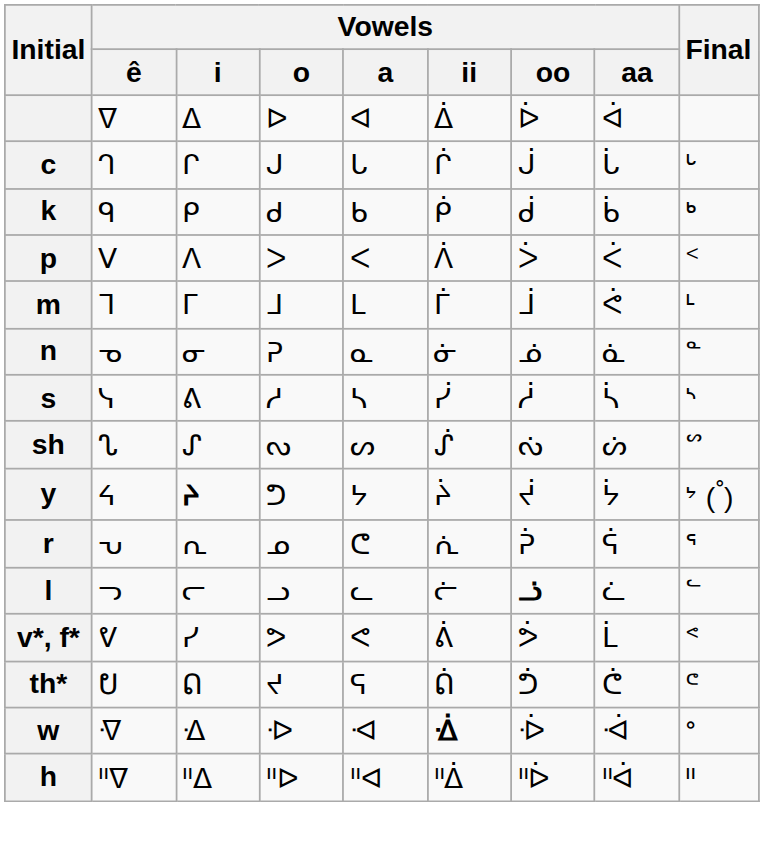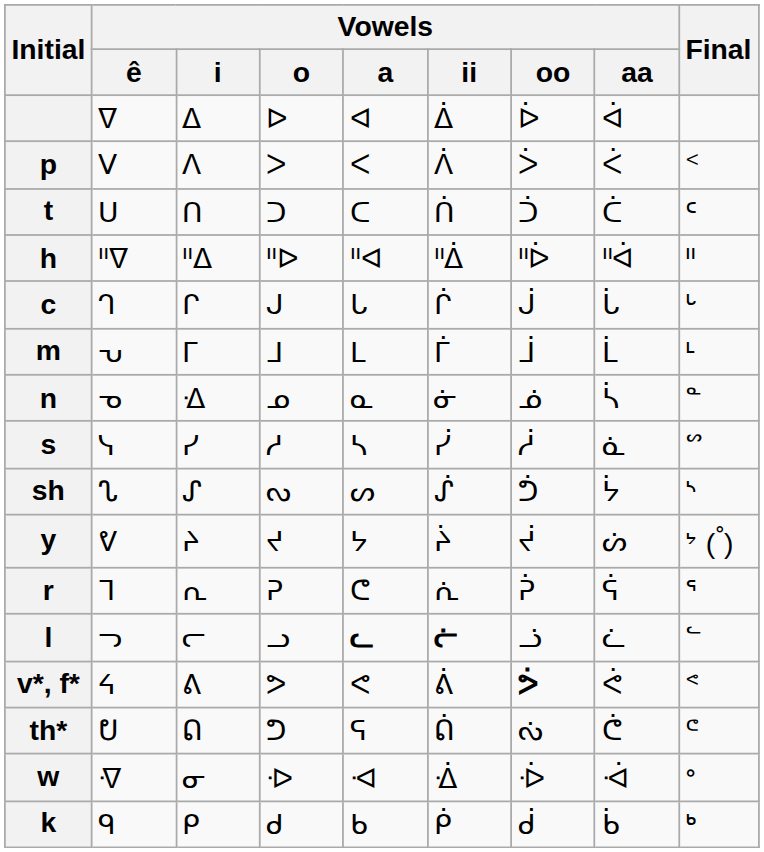rows swapped: (48, 257) <-> (48, 164)
+ row: (48, 211)
rows swapped: (48, 211) <-> (48, 777)
(107, 305) ᒣ -> (112, 351) ᕃ
(612, 305) ᕚ -> (610, 351) ᒫ
(195, 351) ᓂ -> (194, 398) ᐎ
(275, 351) ᕈ -> (279, 398) ᓄ
(614, 351) ᓈ -> (610, 398) ᓵ
(192, 398) ᕕ -> (191, 445) ᓯ
(610, 398) ᓵ -> (614, 445) ᓈ
(692, 398) ᔅ -> (694, 445) ᔥ
(530, 445) ᔔ -> (528, 492) ᕥ
(614, 445) ᔖ -> (610, 492) ᔮ
(694, 445) ᔥ -> (692, 492) ᔅ
(107, 494) ᔦ -> (108, 541) ᕓ
(191, 494) bold -> (191, 541) normal
(277, 494) ᕤ -> (275, 541) ᔪ
(610, 494) ᔮ -> (614, 541) ᔖ
(112, 544) ᕃ -> (107, 591) ᒣ
(279, 544) ᓄ -> (275, 591) ᕈ
(362, 591) normal -> (362, 637) bold
(446, 591) normal -> (446, 637) bold
(530, 591) bold -> (530, 637) normal
(108, 637) ᕓ -> (107, 684) ᔦ
(191, 637) ᓯ -> (192, 684) ᕕ
(528, 637) normal -> (528, 684) bold
(610, 637) ᒫ -> (612, 684) ᕚ
(275, 684) ᔪ -> (277, 731) ᕤ
(528, 684) ᕥ -> (530, 731) ᔔ
(194, 731) ᐎ -> (195, 778) ᓂ
(445, 731) bold -> (445, 778) normal
